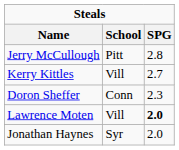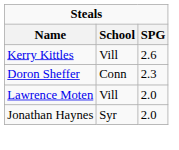- row: (53, 54)
(155, 74) 2.7 -> (149, 54) 2.6
(155, 114) bold -> (149, 94) normal
